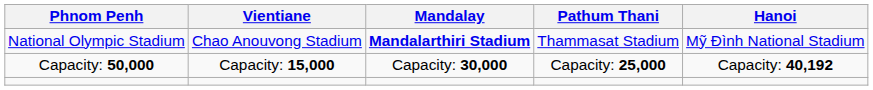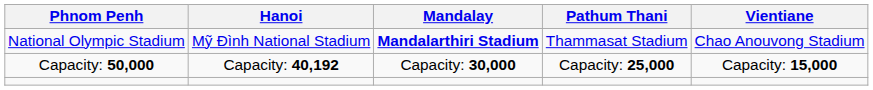columns swapped: (277, 16) <-> (775, 16)
